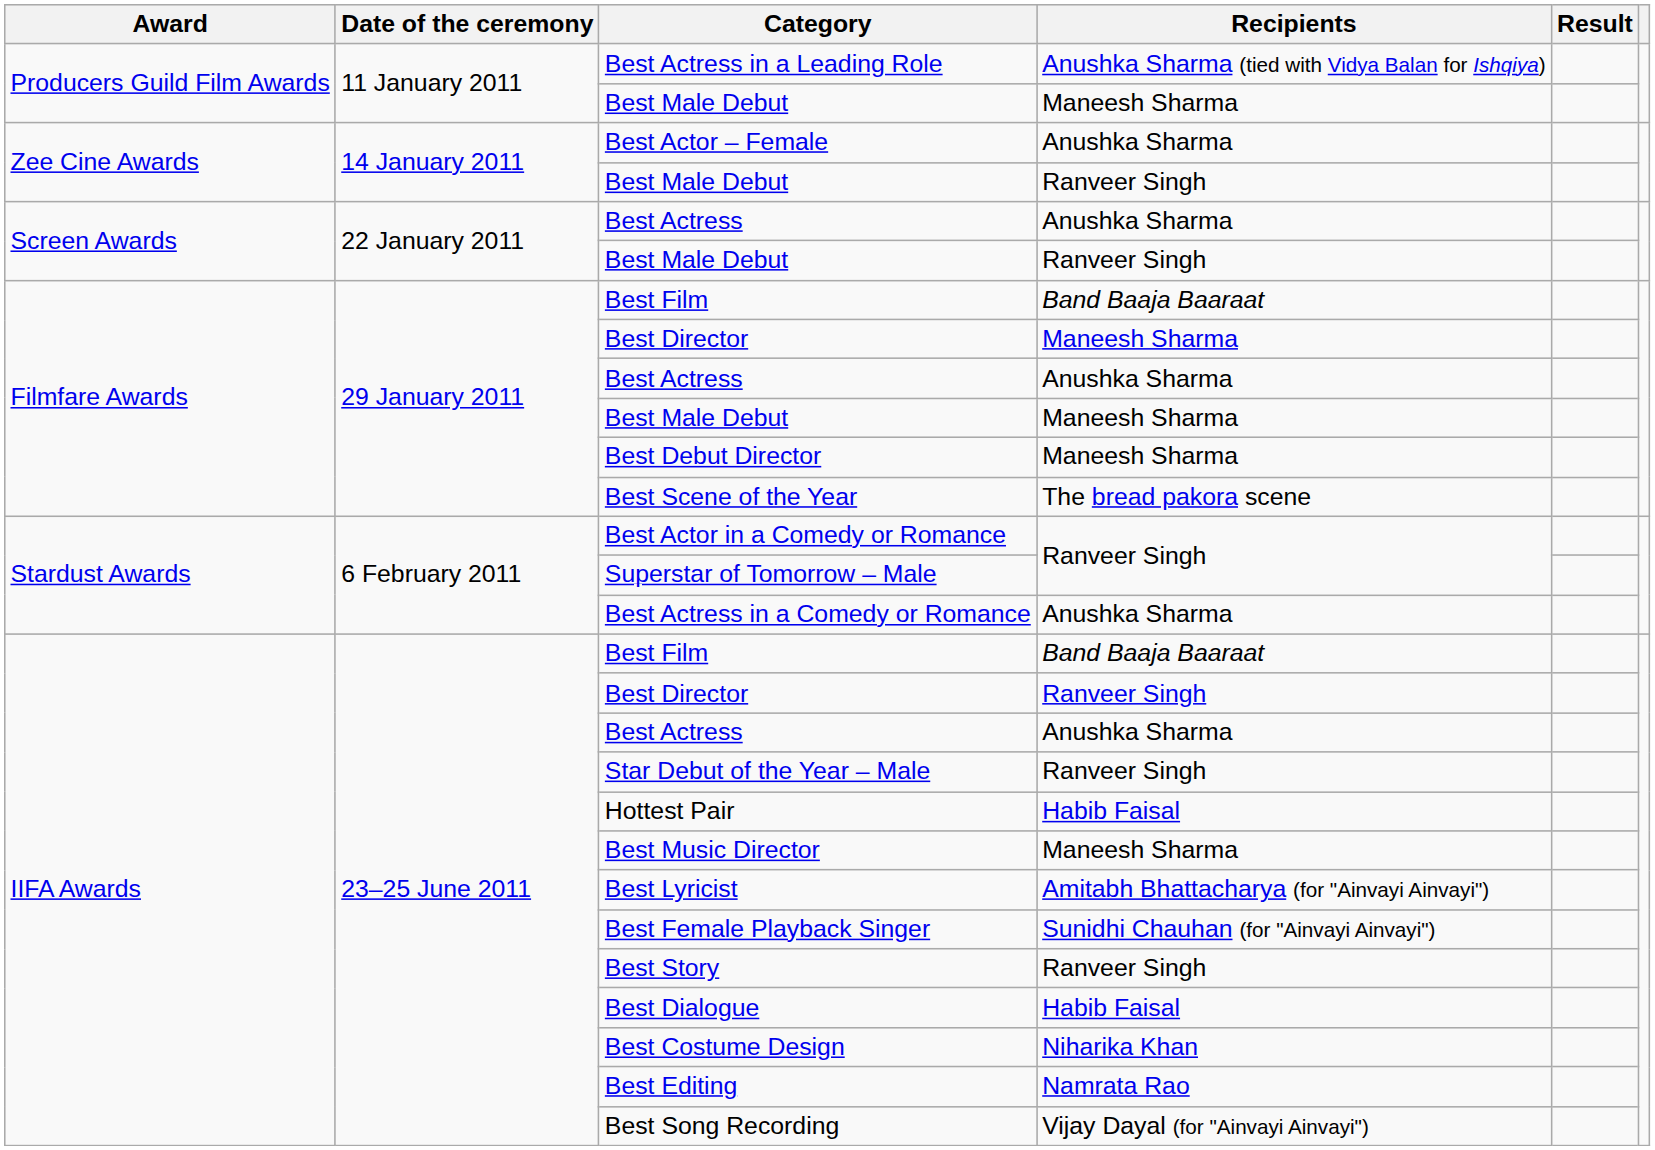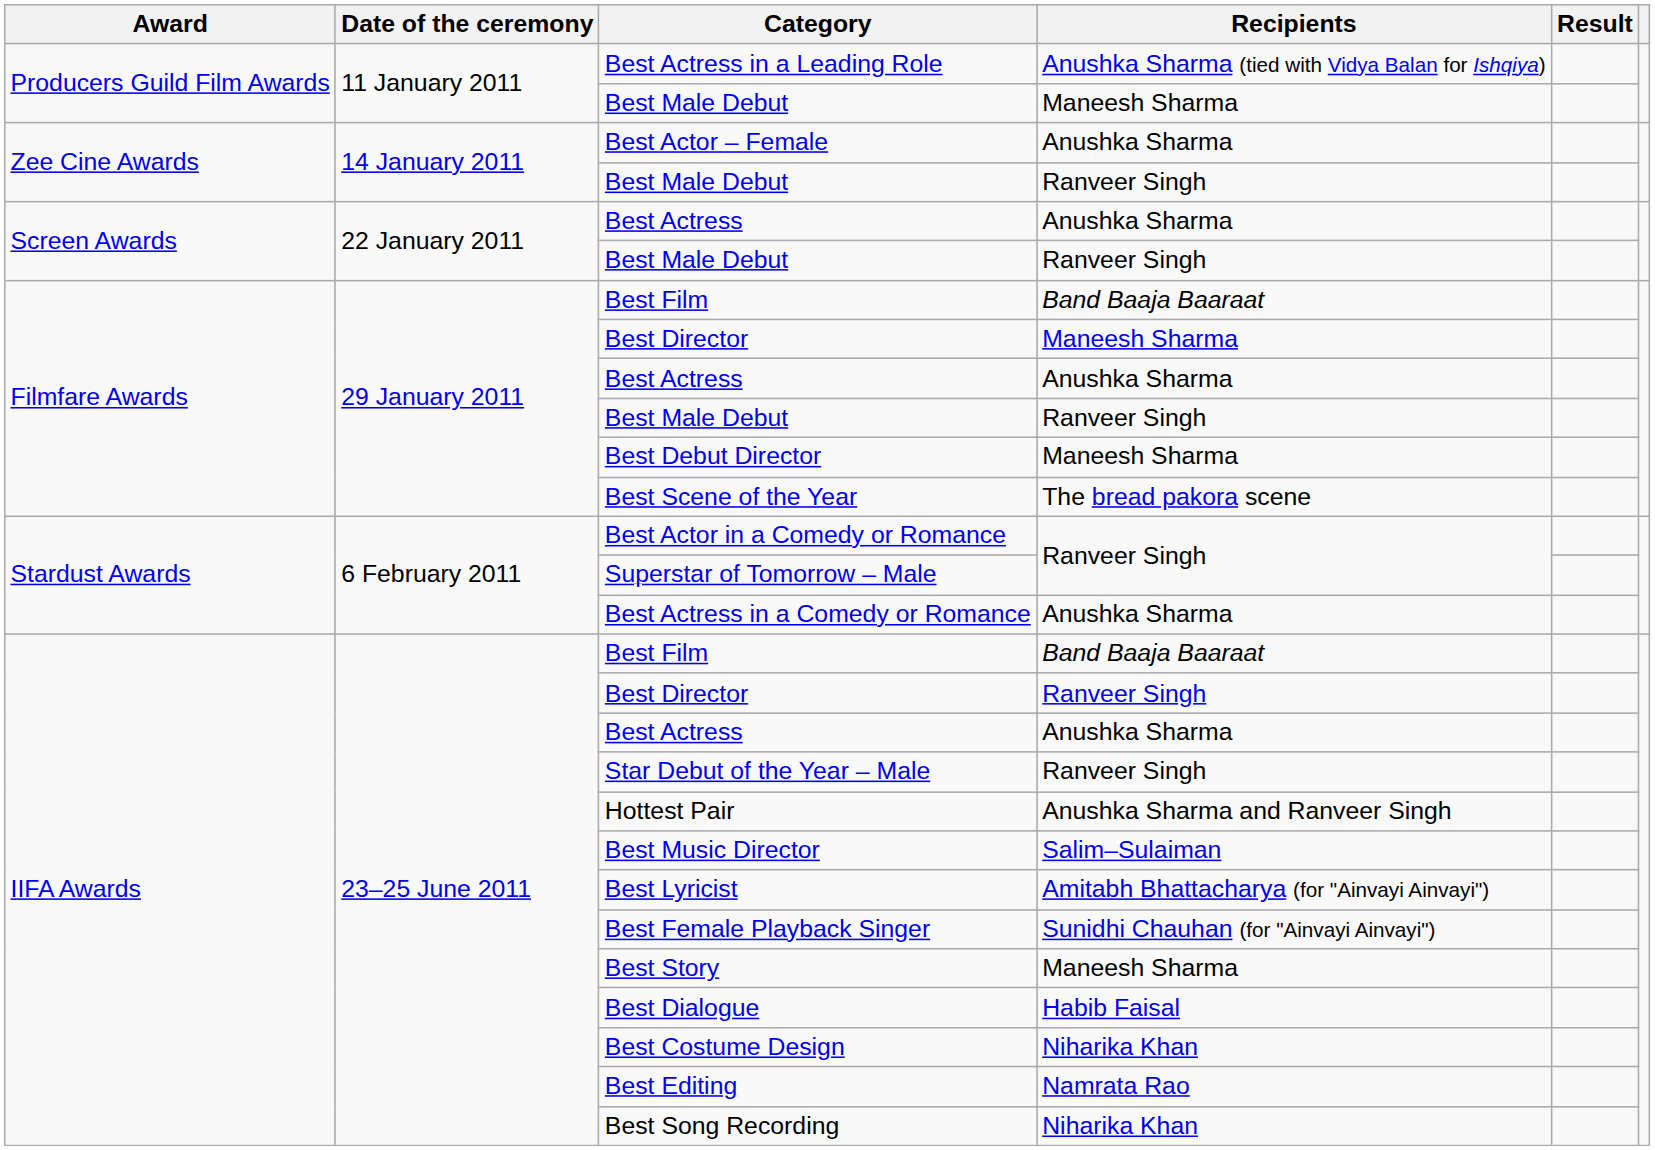(1140, 417) Maneesh Sharma -> (1124, 417) Ranveer Singh
(1111, 810) Habib Faisal -> (1247, 810) Anushka Sharma and Ranveer Singh
(1140, 850) Maneesh Sharma -> (1132, 850) Salim–Sulaiman
(1124, 968) Ranveer Singh -> (1140, 968) Maneesh Sharma
(1205, 1125) Vijay Dayal (for "Ainvayi Ainvayi") -> (1120, 1125) Niharika Khan
